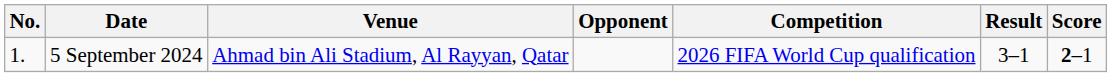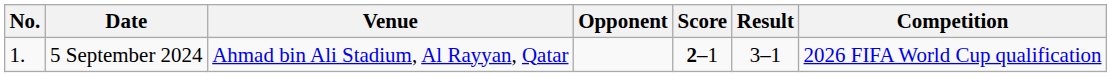columns swapped: (1077, 21) <-> (826, 21)
